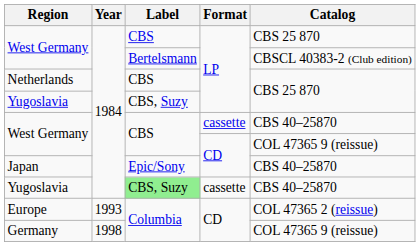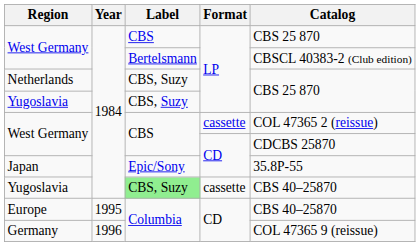(141, 79) CBS -> (158, 79) CBS, Suzy
(295, 123) CBS 40–25870 -> (315, 123) COL 47365 2 (reissue)
(315, 144) COL 47365 9 (reissue) -> (294, 144) CDCBS 25870
(295, 166) CBS 40–25870 -> (278, 166) 35.8P-55
(108, 209) 1993 -> (108, 209) 1995
(315, 209) COL 47365 2 (reissue) -> (295, 209) CBS 40–25870
(108, 230) 1998 -> (108, 230) 1996
